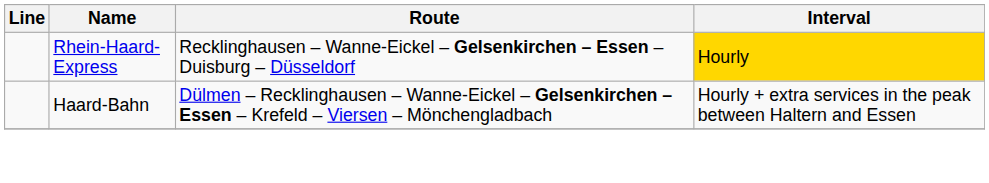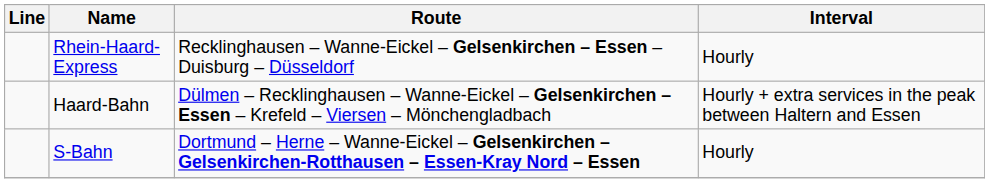(723, 56) gold background -> (728, 56) no background
+ row: (83, 153)
